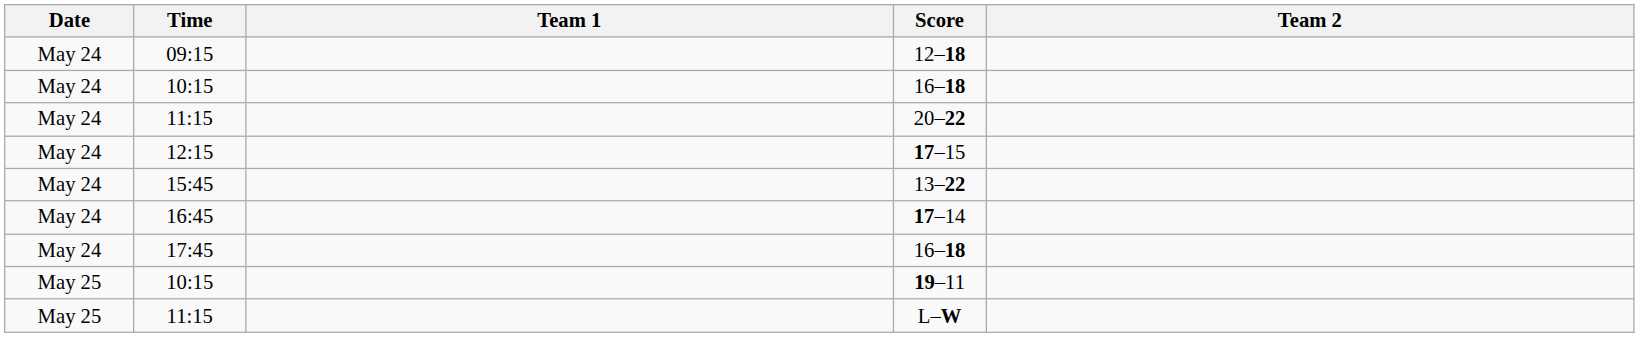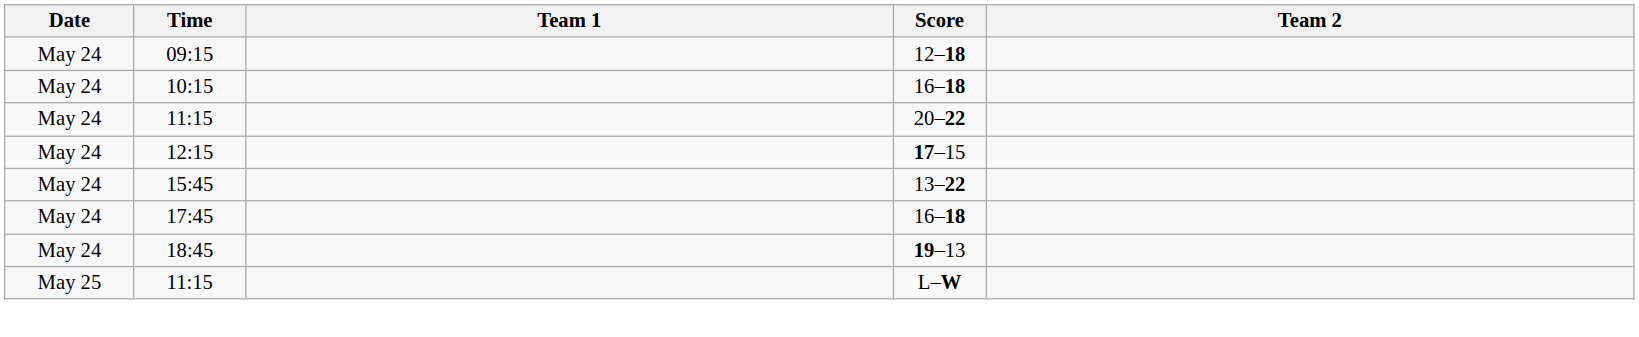- row: (190, 217)
+ row: (190, 250)
- row: (190, 282)
